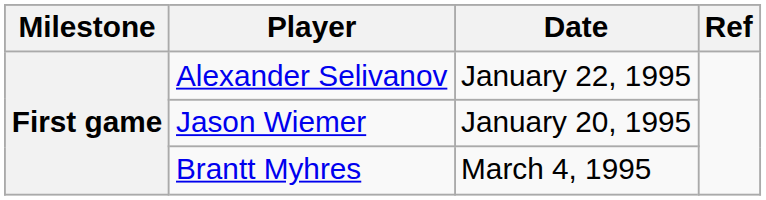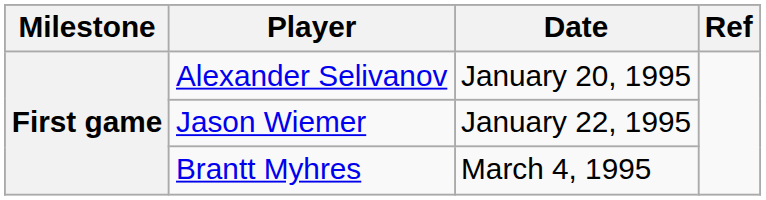(576, 75) January 22, 1995 -> (576, 75) January 20, 1995
(576, 122) January 20, 1995 -> (576, 122) January 22, 1995
